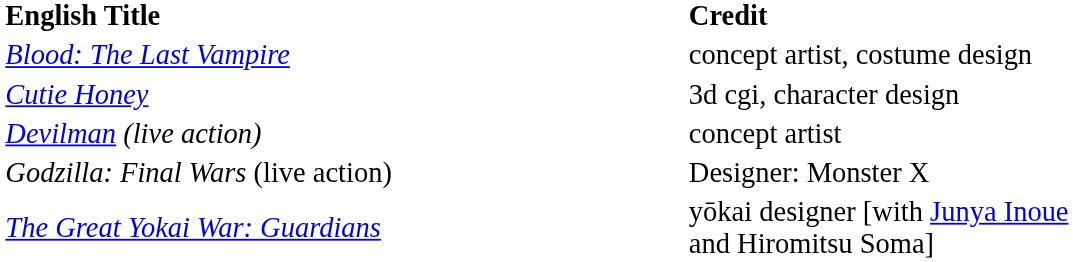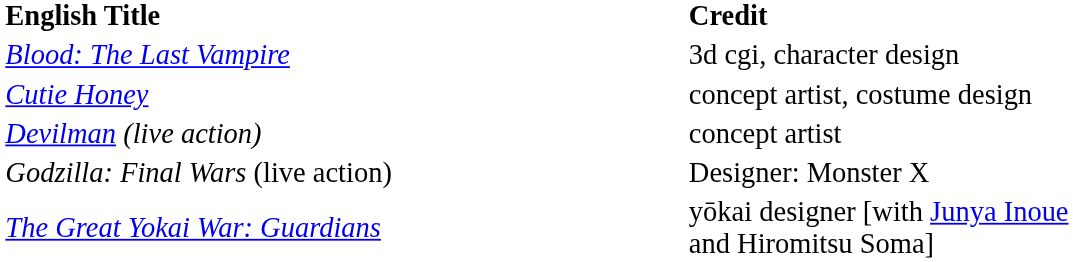(860, 55) concept artist, costume design -> (824, 55) 3d cgi, character design
(824, 94) 3d cgi, character design -> (860, 94) concept artist, costume design
